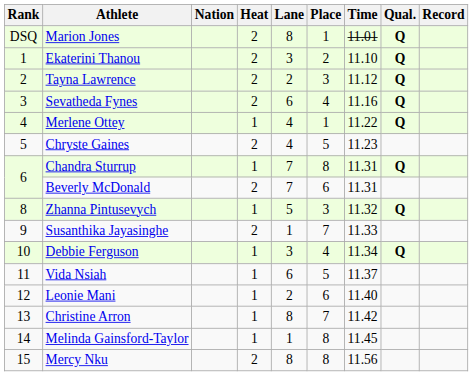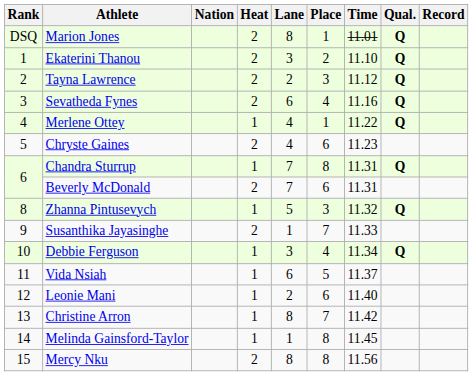(326, 144) 5 -> (326, 144) 6
